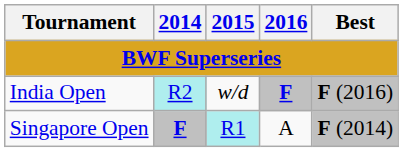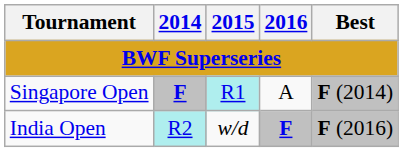rows swapped: (58, 93) <-> (79, 128)
